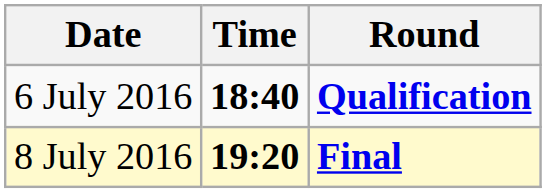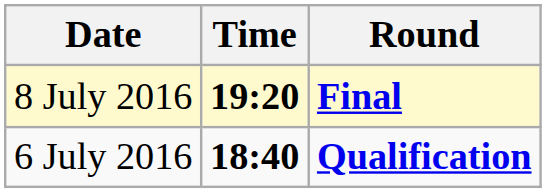rows swapped: (103, 95) <-> (103, 156)
